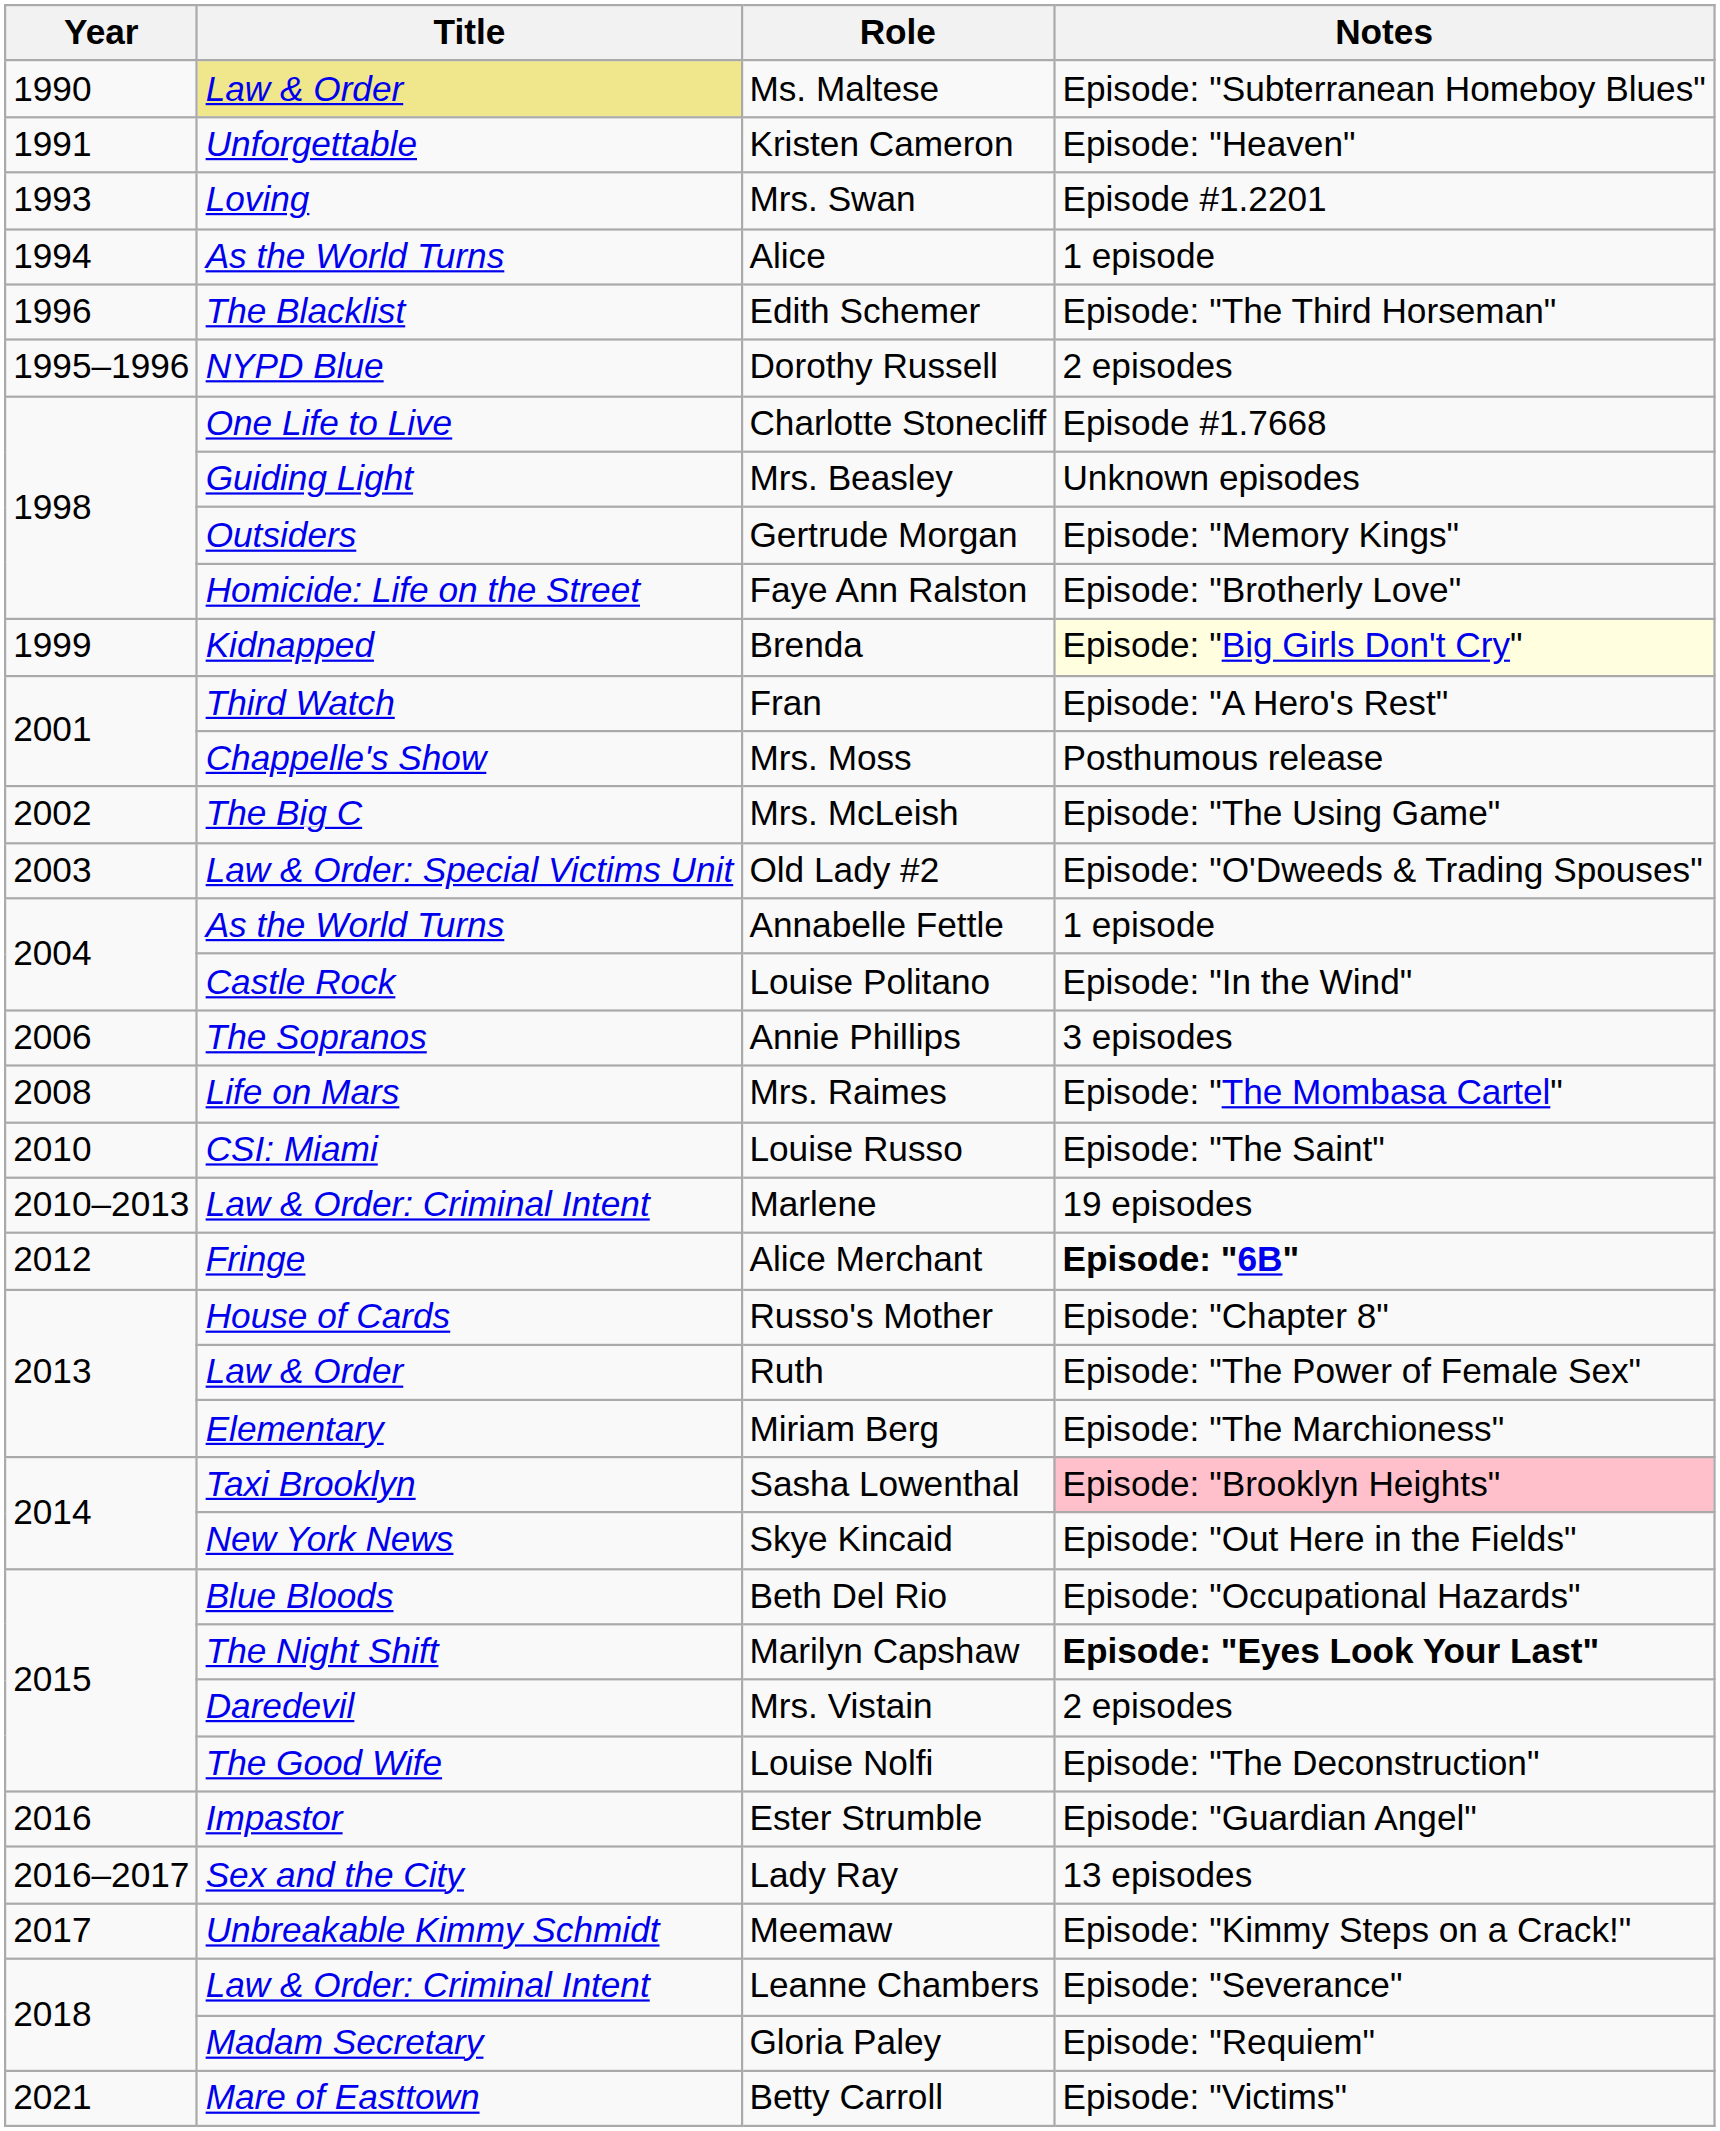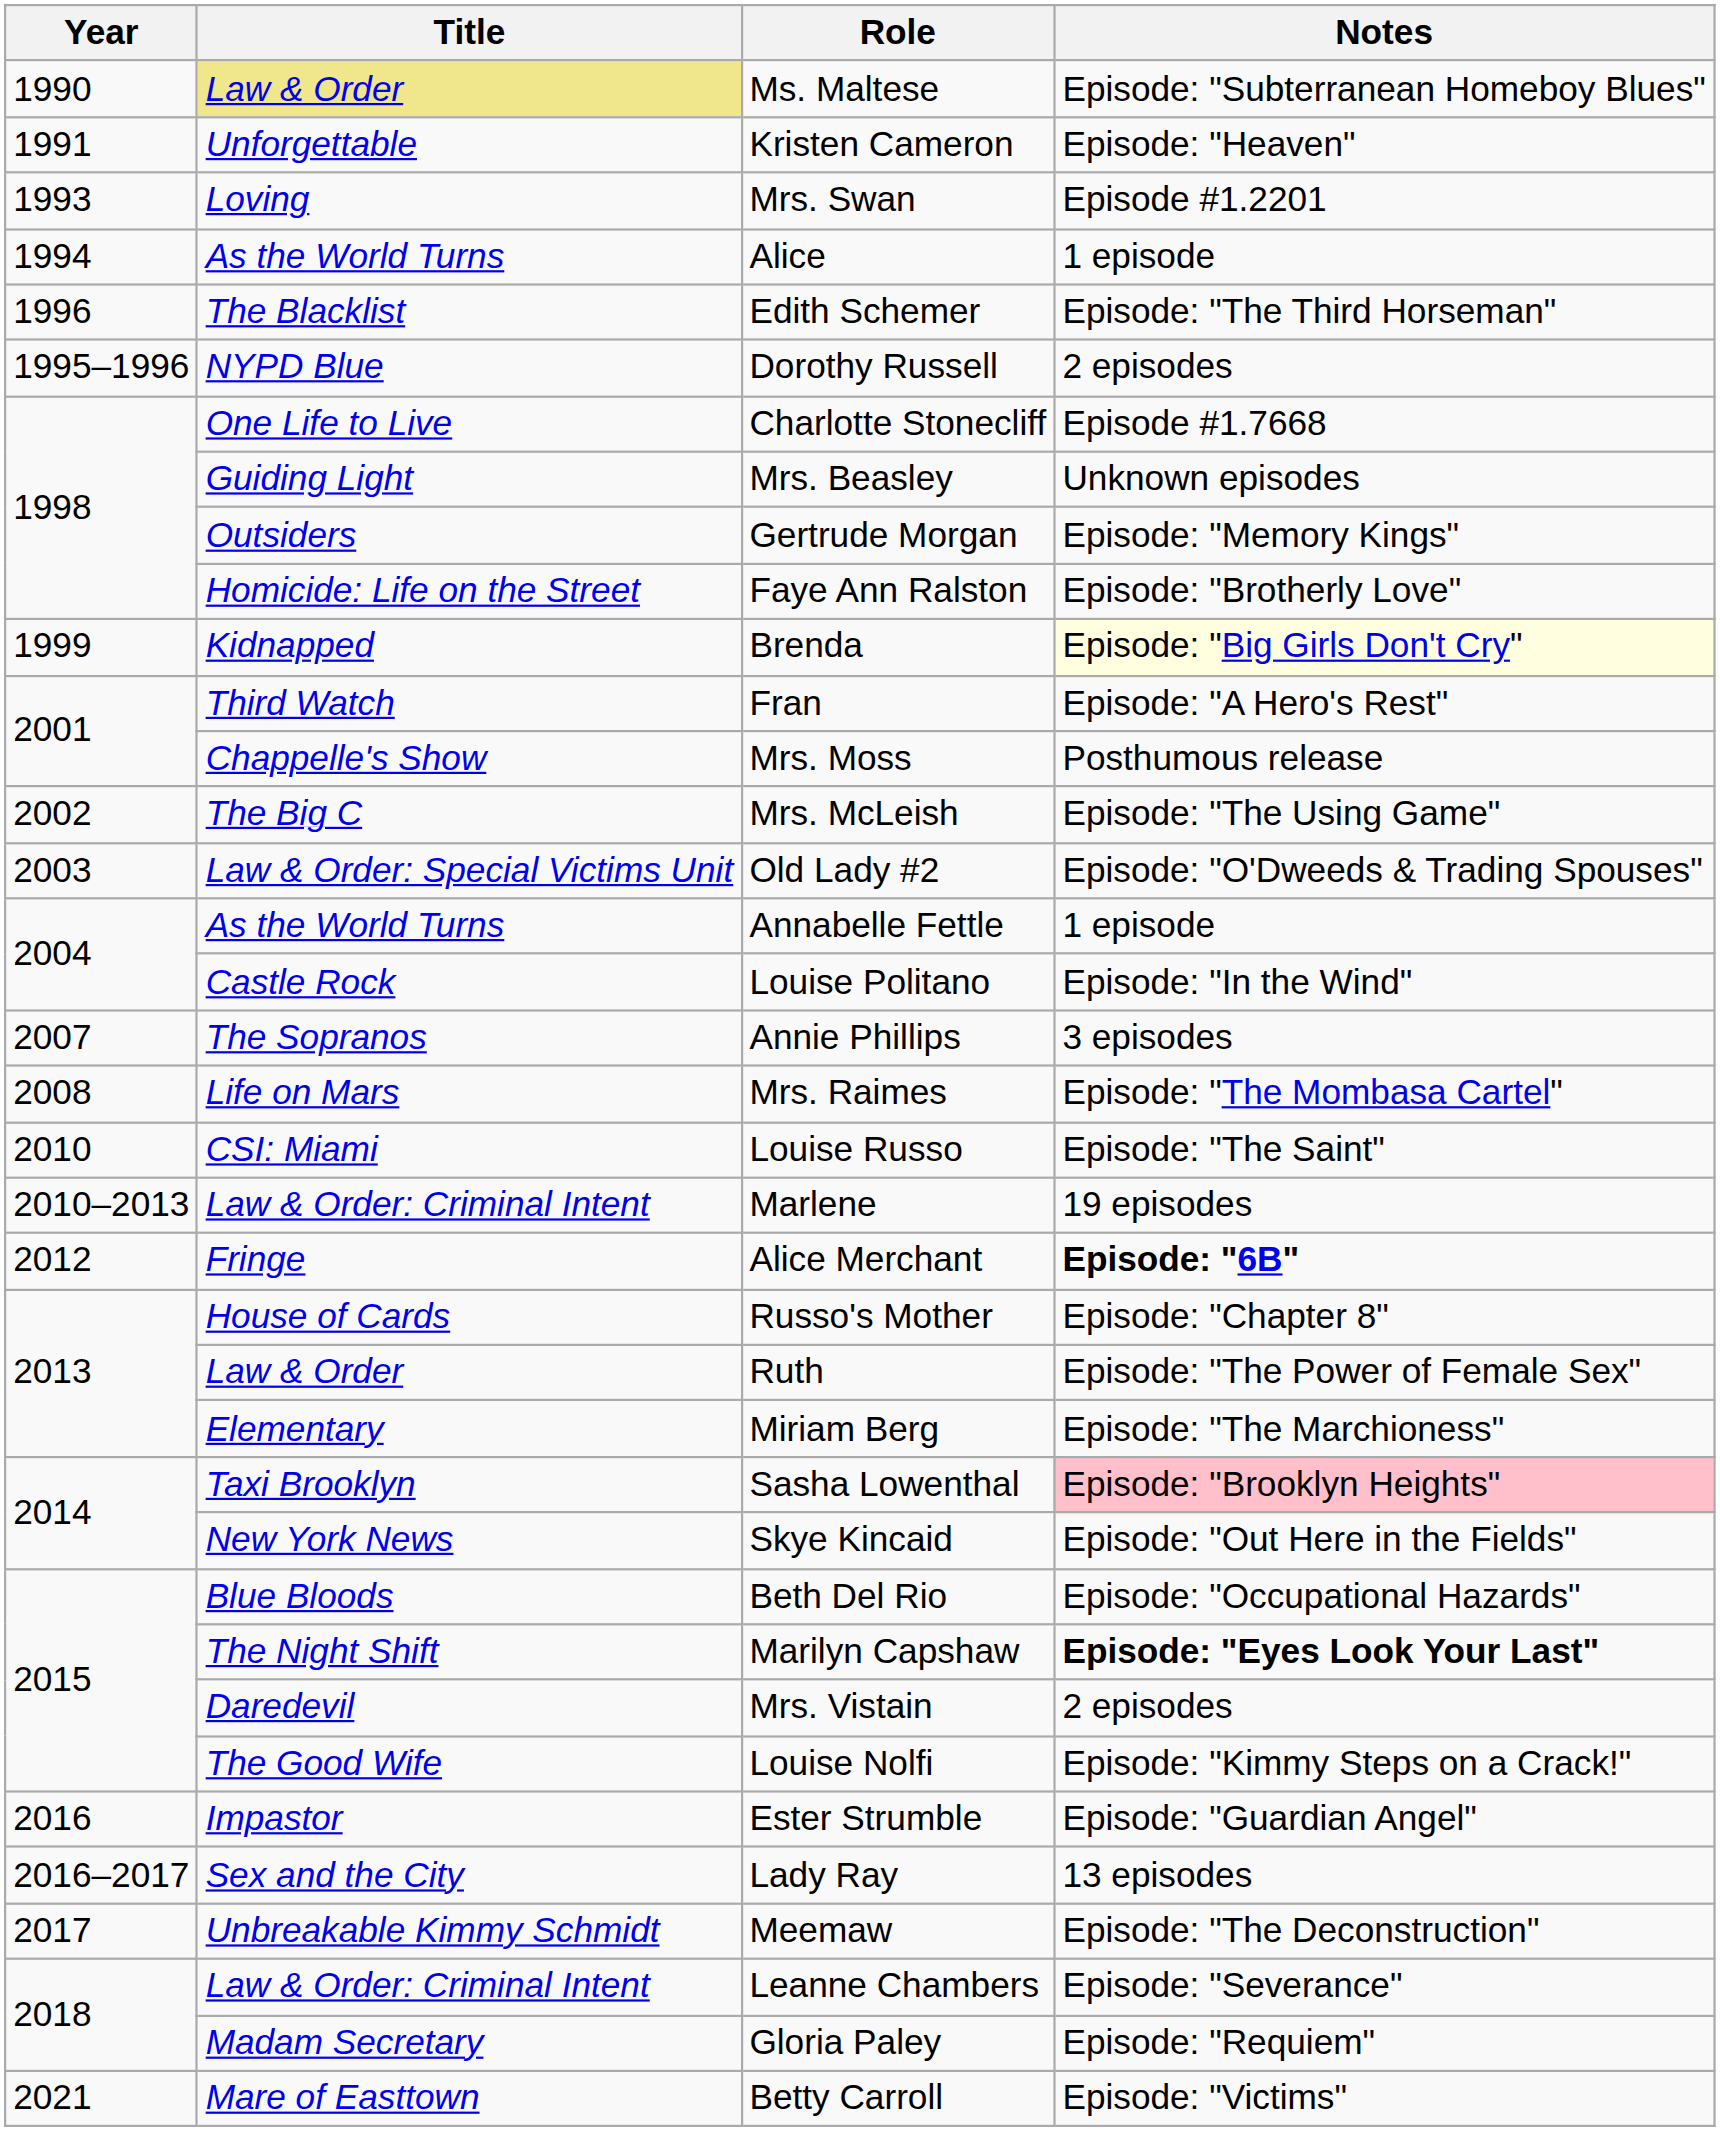(52, 1037) 2006 -> (52, 1037) 2007
(1301, 1762) Episode: "The Deconstruction" -> (1347, 1762) Episode: "Kimmy Steps on a Crack!"
(1347, 1930) Episode: "Kimmy Steps on a Crack!" -> (1301, 1930) Episode: "The Deconstruction"
